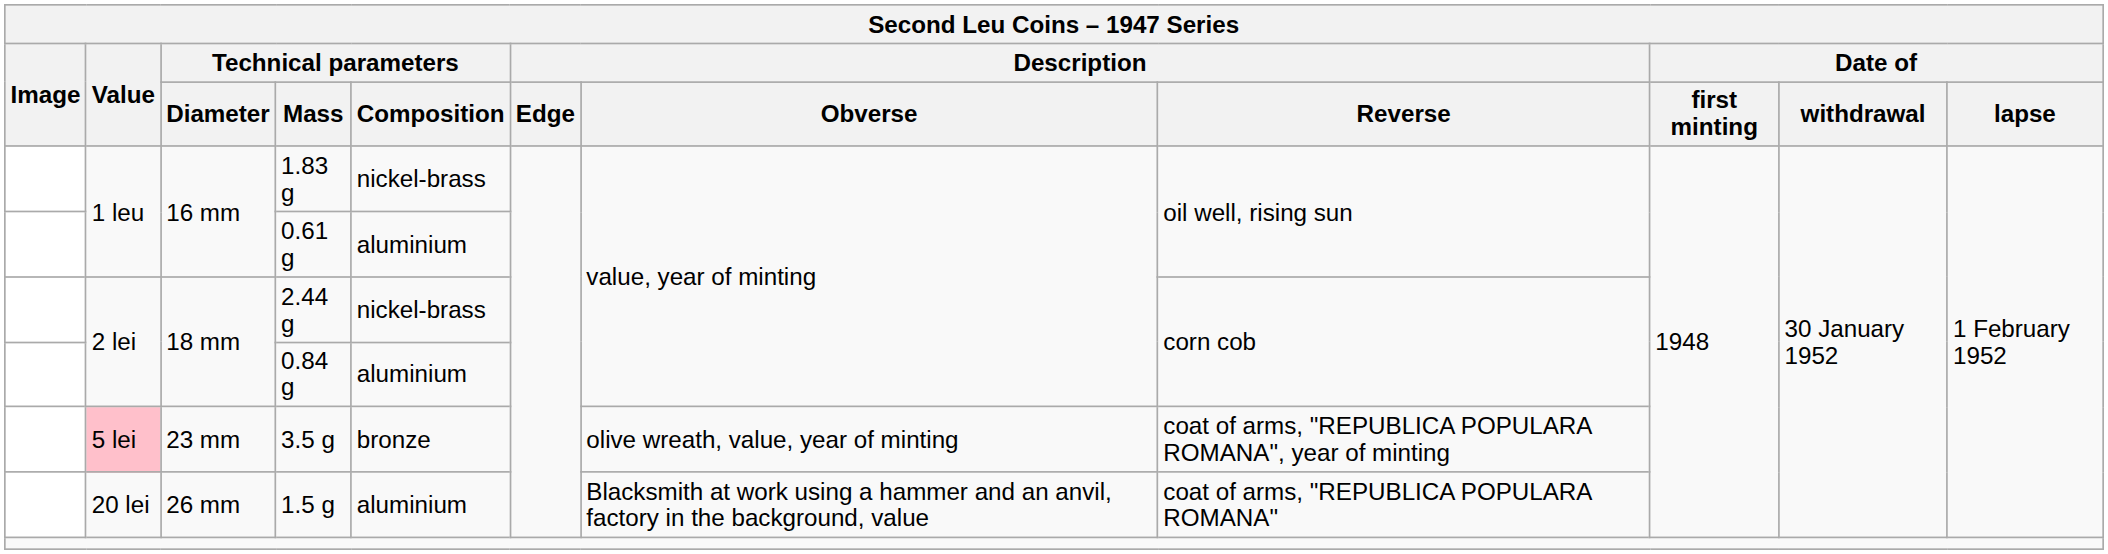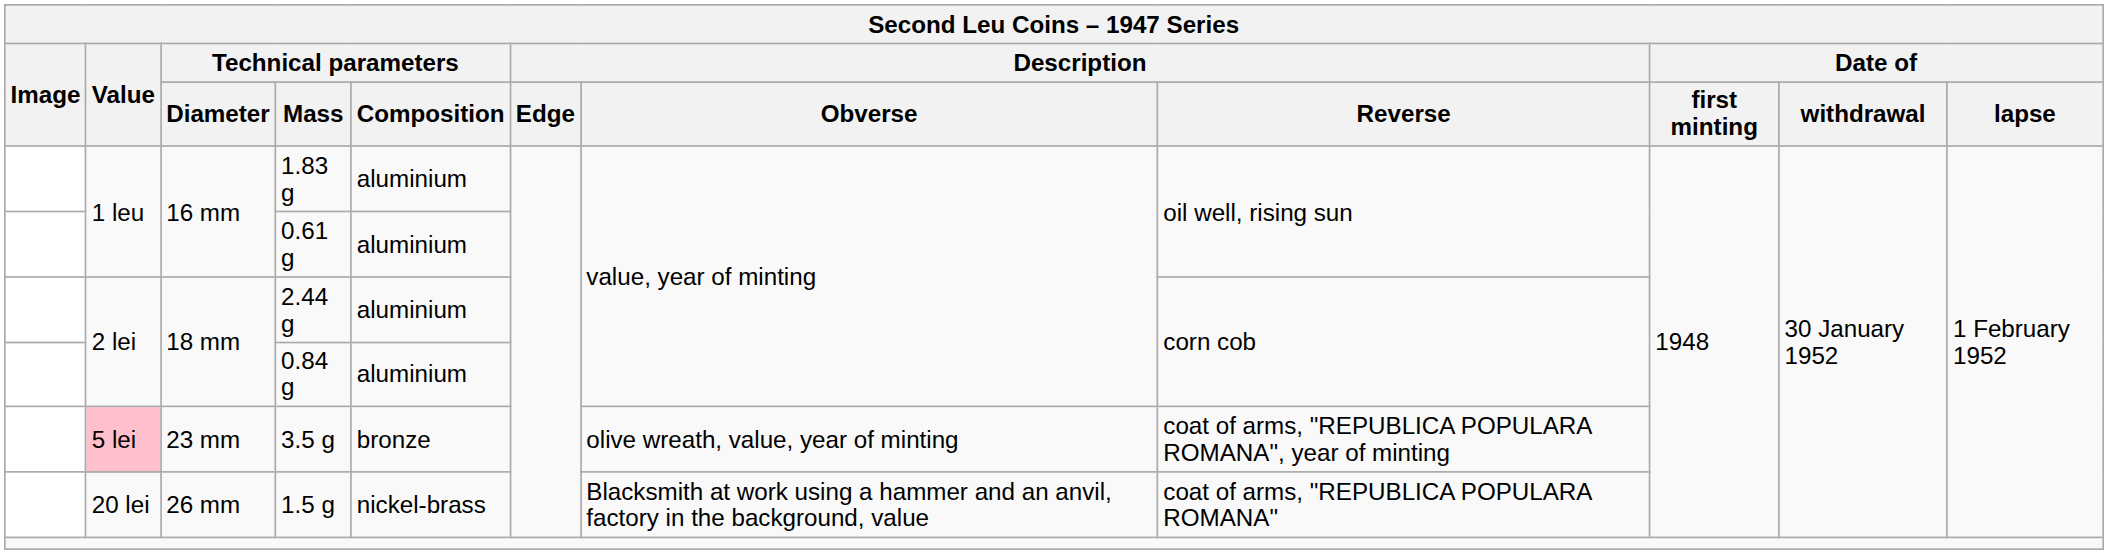(421, 179) nickel-brass -> (412, 179) aluminium
(421, 310) nickel-brass -> (412, 310) aluminium
(412, 505) aluminium -> (421, 505) nickel-brass
